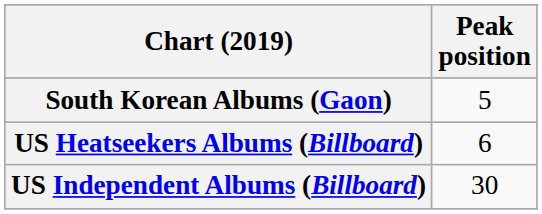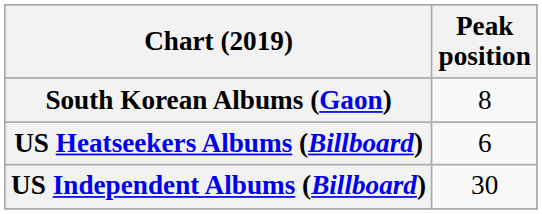(485, 99) 5 -> (485, 99) 8
